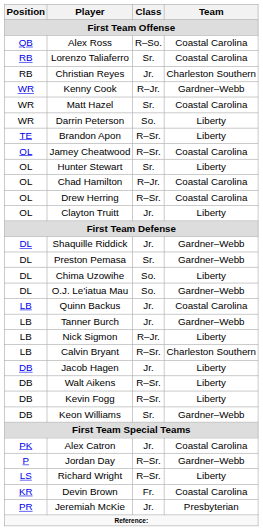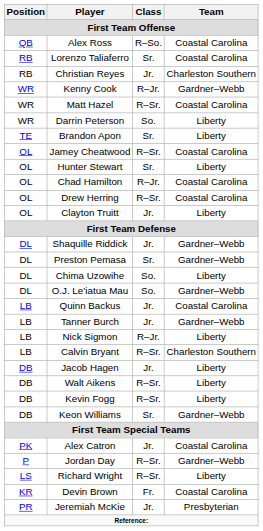(148, 105) Sr. -> (148, 105) R–Sr.
(148, 136) R–Sr. -> (148, 136) Sr.
